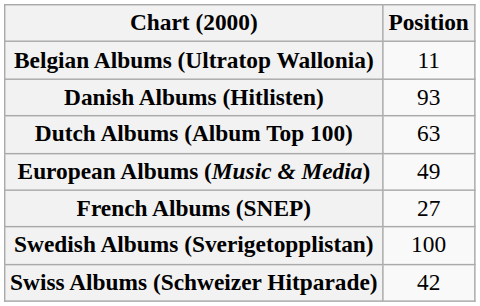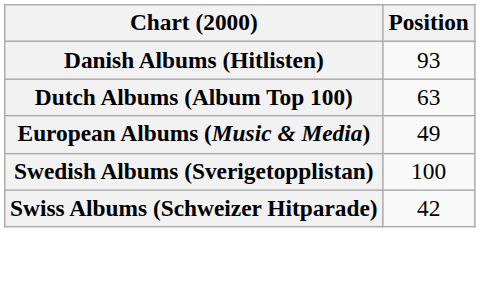- row: (194, 60)
- row: (194, 208)
